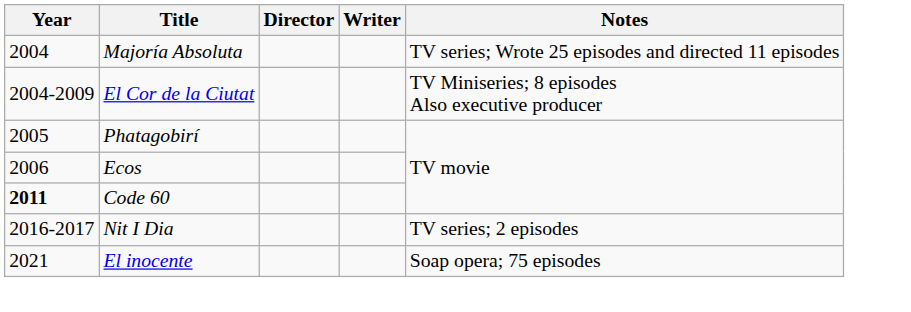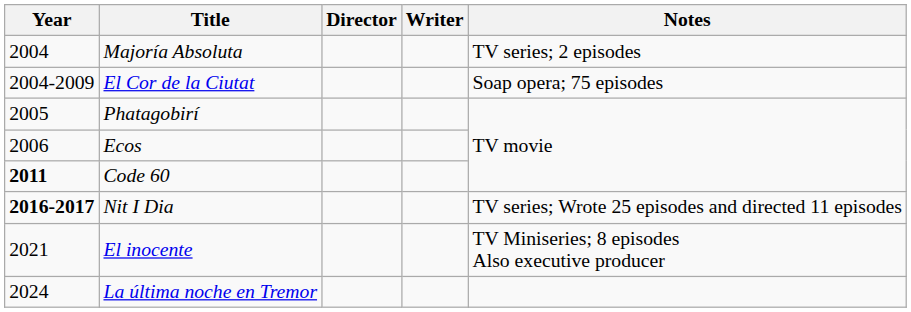(625, 51) TV series; Wrote 25 episodes and directed 11 episodes -> (557, 51) TV series; 2 episodes
(513, 93) TV Miniseries; 8 episodes Also executive producer -> (568, 82) Soap opera; 75 episodes
(52, 229) normal -> (52, 207) bold
(494, 229) TV series; 2 episodes -> (687, 207) TV series; Wrote 25 episodes and directed 11 episodes
(505, 260) Soap opera; 75 episodes -> (576, 249) TV Miniseries; 8 episodes Also executive producer
+ row: (210, 291)
